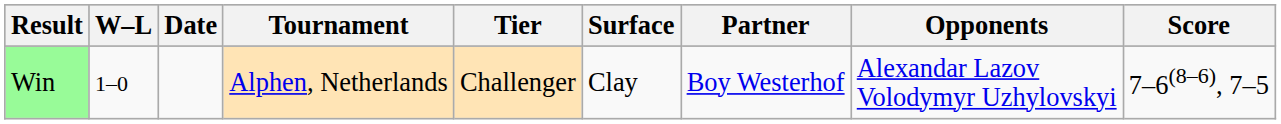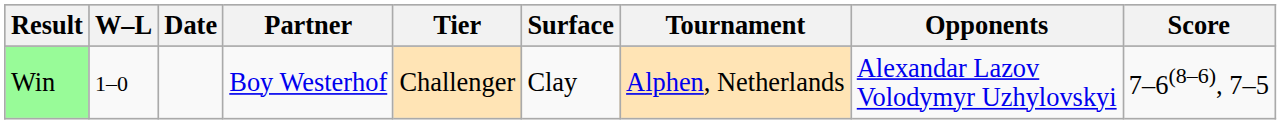columns swapped: (339, 25) <-> (766, 25)
